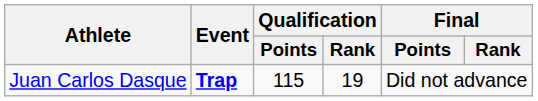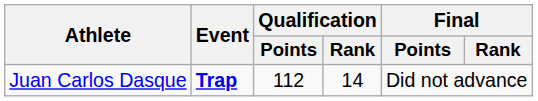(289, 81) 115 -> (289, 81) 112
(352, 81) 19 -> (352, 81) 14
